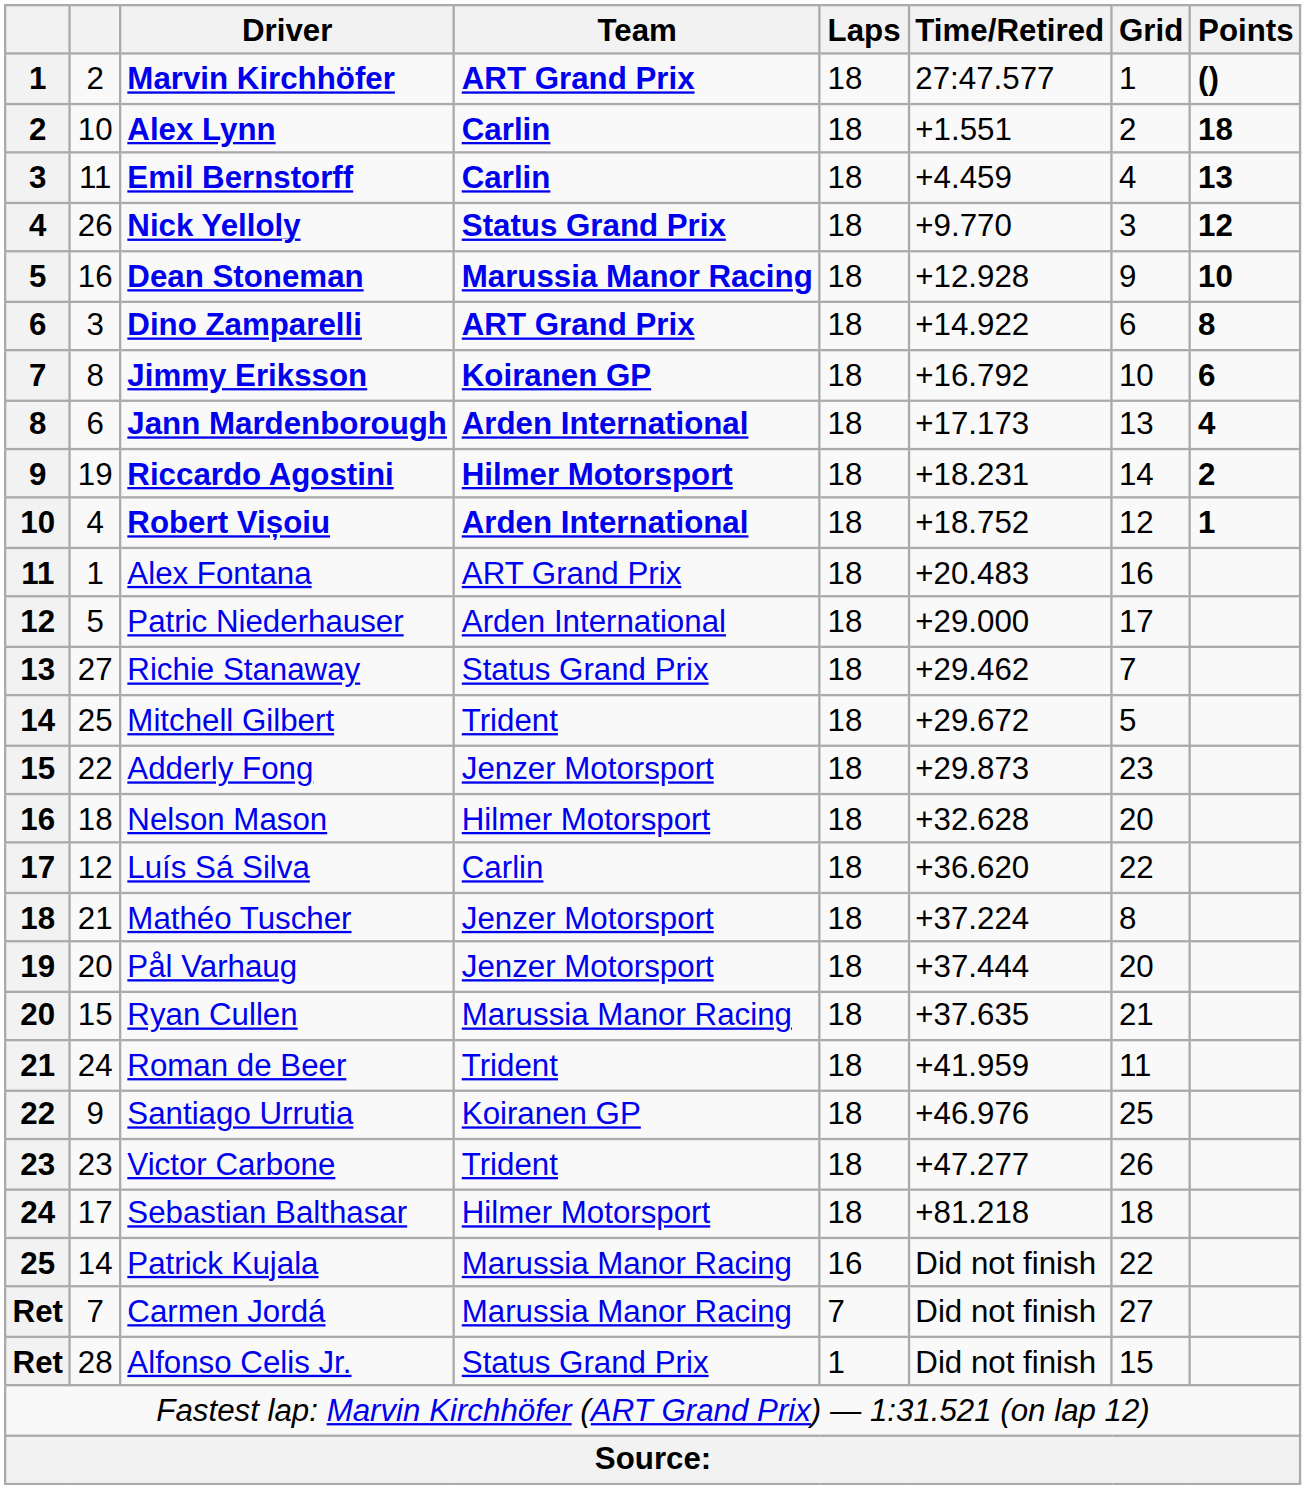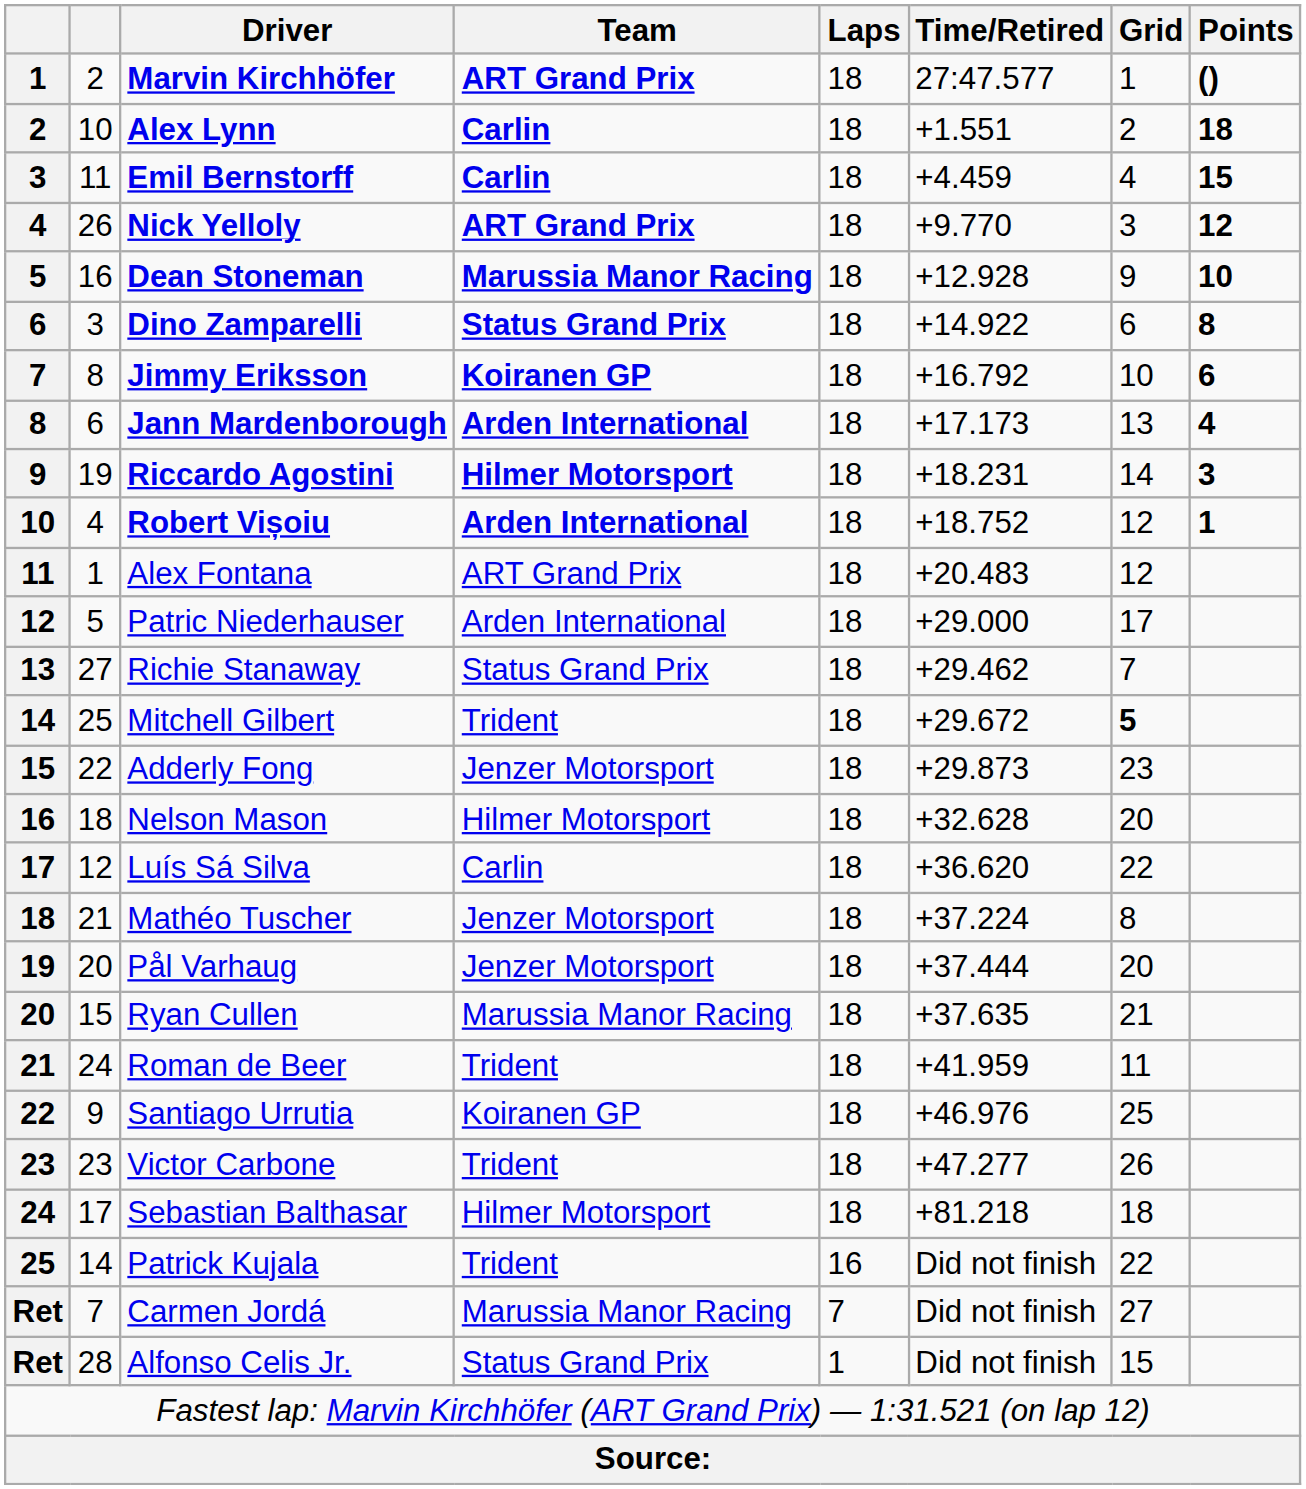(1215, 177) 13 -> (1215, 177) 15
(594, 227) Status Grand Prix -> (578, 227) ART Grand Prix
(578, 325) ART Grand Prix -> (594, 325) Status Grand Prix
(1207, 473) 2 -> (1207, 473) 3
(1136, 572) 16 -> (1136, 572) 12
(1128, 720) normal -> (1128, 720) bold
(627, 1262) Marussia Manor Racing -> (510, 1262) Trident
